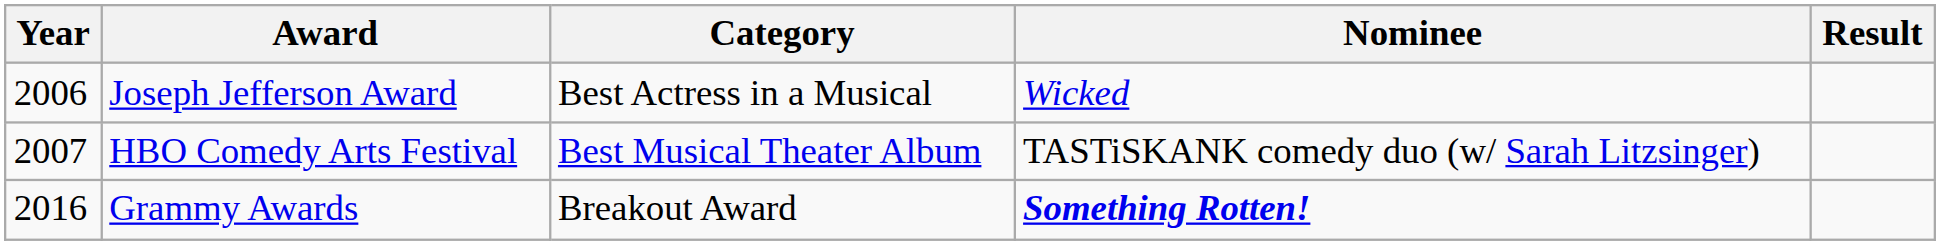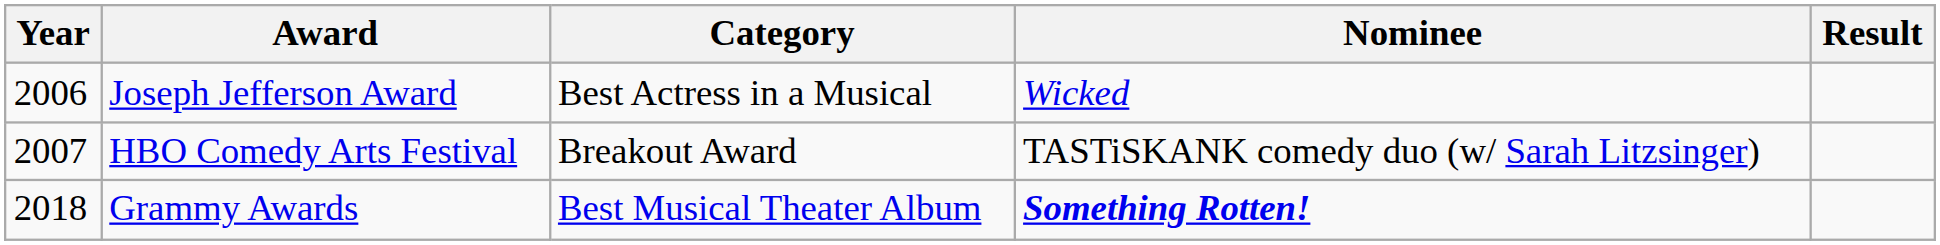(770, 150) Best Musical Theater Album -> (677, 150) Breakout Award
(50, 208) 2016 -> (50, 208) 2018
(677, 208) Breakout Award -> (770, 208) Best Musical Theater Album
